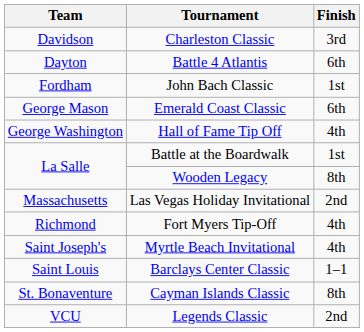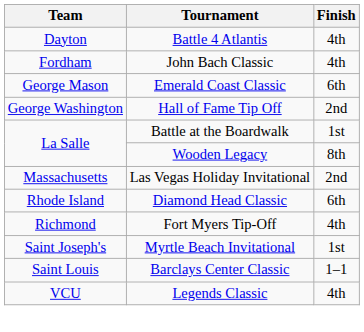- row: (220, 39)
(336, 62) 6th -> (336, 39) 4th
(336, 85) 1st -> (336, 62) 4th
(336, 131) 4th -> (336, 108) 2nd
+ row: (220, 200)
(336, 246) 4th -> (336, 246) 1st
- row: (220, 293)
(336, 316) 2nd -> (336, 293) 4th
